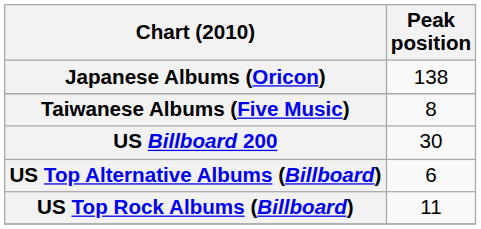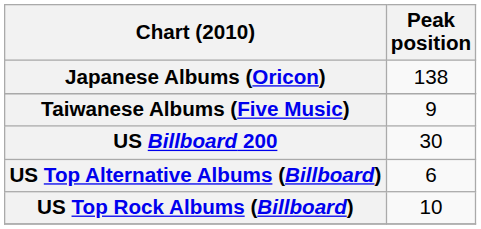(431, 109) 8 -> (431, 109) 9
(431, 207) 11 -> (431, 207) 10
